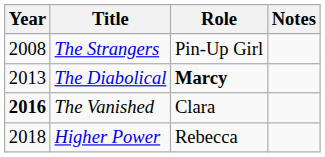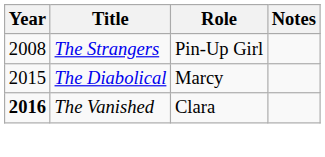(27, 78) 2013 -> (27, 78) 2015
(201, 78) bold -> (199, 78) normal
- row: (107, 136)
